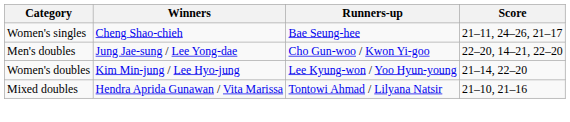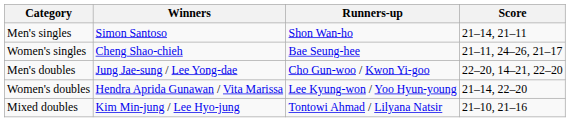+ row: (39, 32)
(168, 70) Kim Min-jung / Lee Hyo-jung -> (189, 88) Hendra Aprida Gunawan / Vita Marissa
(189, 88) Hendra Aprida Gunawan / Vita Marissa -> (168, 107) Kim Min-jung / Lee Hyo-jung
